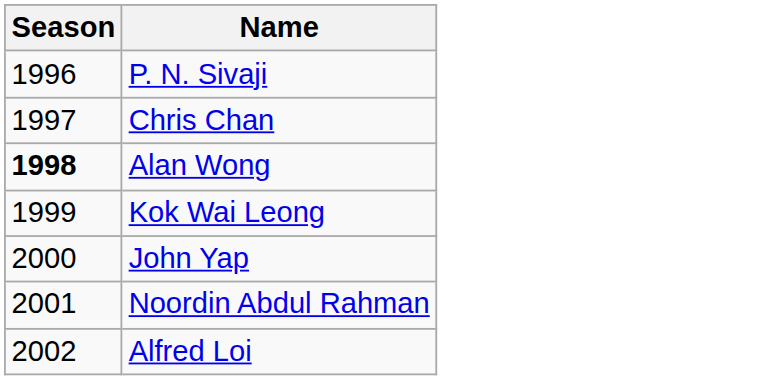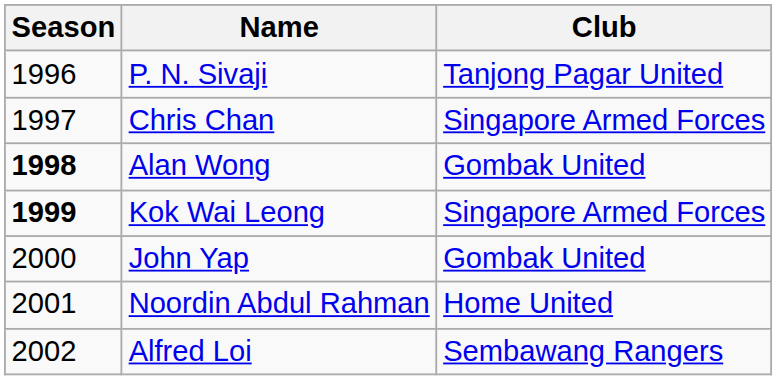+ column: (604, 27)
(44, 212) normal -> (44, 212) bold
